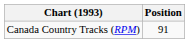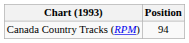(163, 30) 91 -> (163, 30) 94
